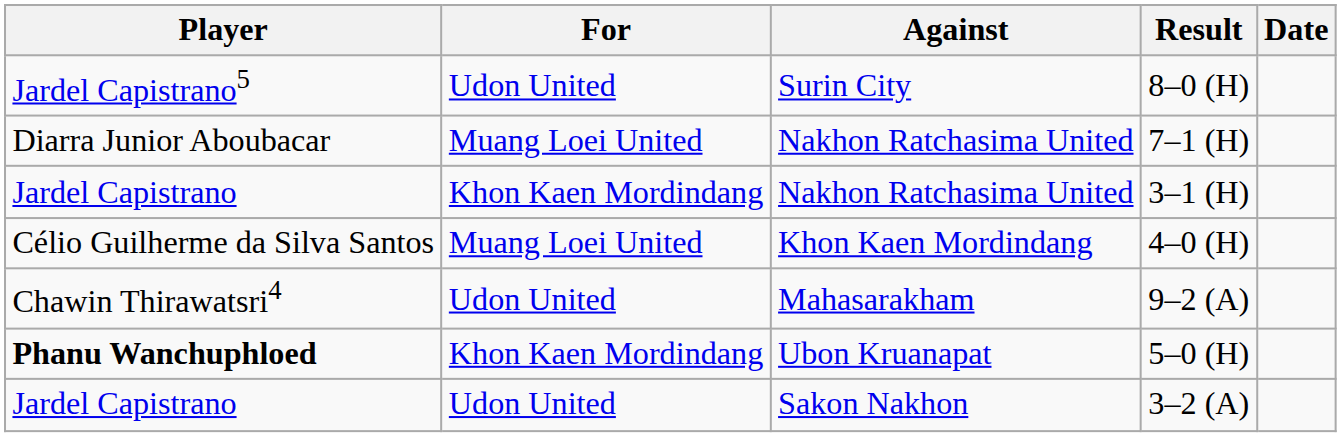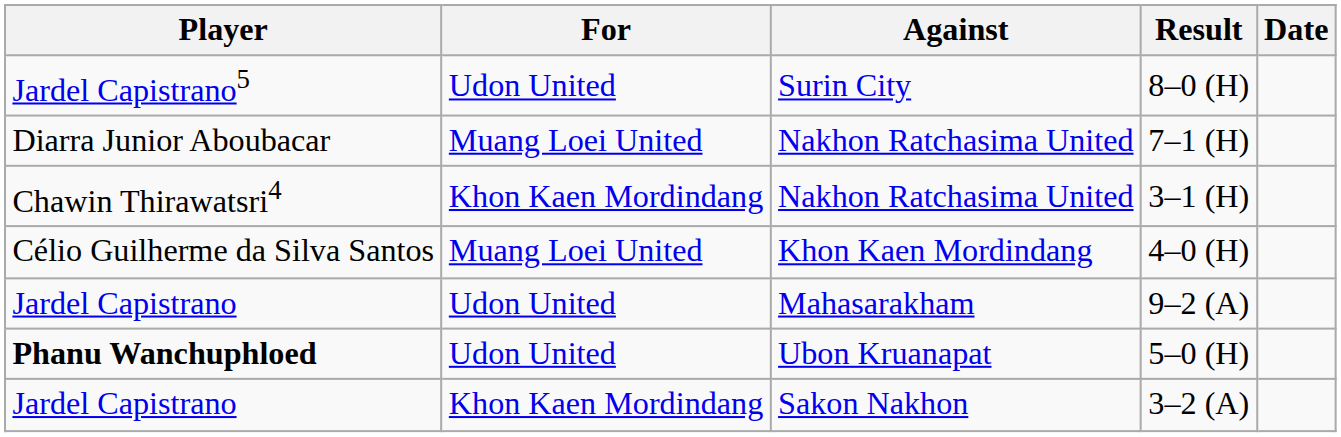(125, 191) Jardel Capistrano -> (147, 196) Chawin Thirawatsri4
(147, 298) Chawin Thirawatsri4 -> (125, 302) Jardel Capistrano
(606, 353) Khon Kaen Mordindang -> (532, 353) Udon United
(532, 404) Udon United -> (606, 404) Khon Kaen Mordindang
